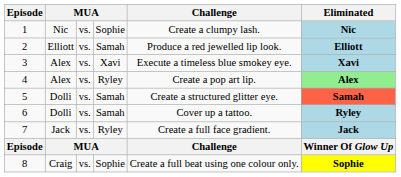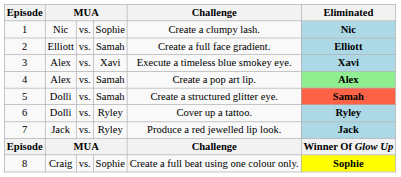(214, 46) Produce a red jewelled lip look. -> (214, 46) Create a full face gradient.
(110, 79) Ryley -> (110, 79) Samah
(110, 113) Samah -> (110, 113) Ryley
(214, 130) Create a full face gradient. -> (214, 130) Produce a red jewelled lip look.
